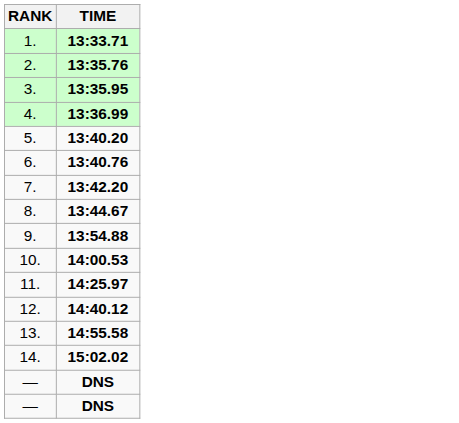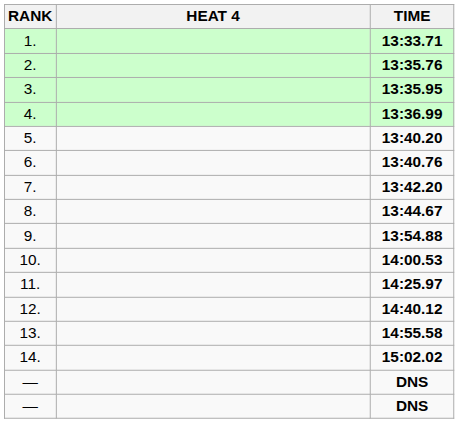+ column: (213, 16)
